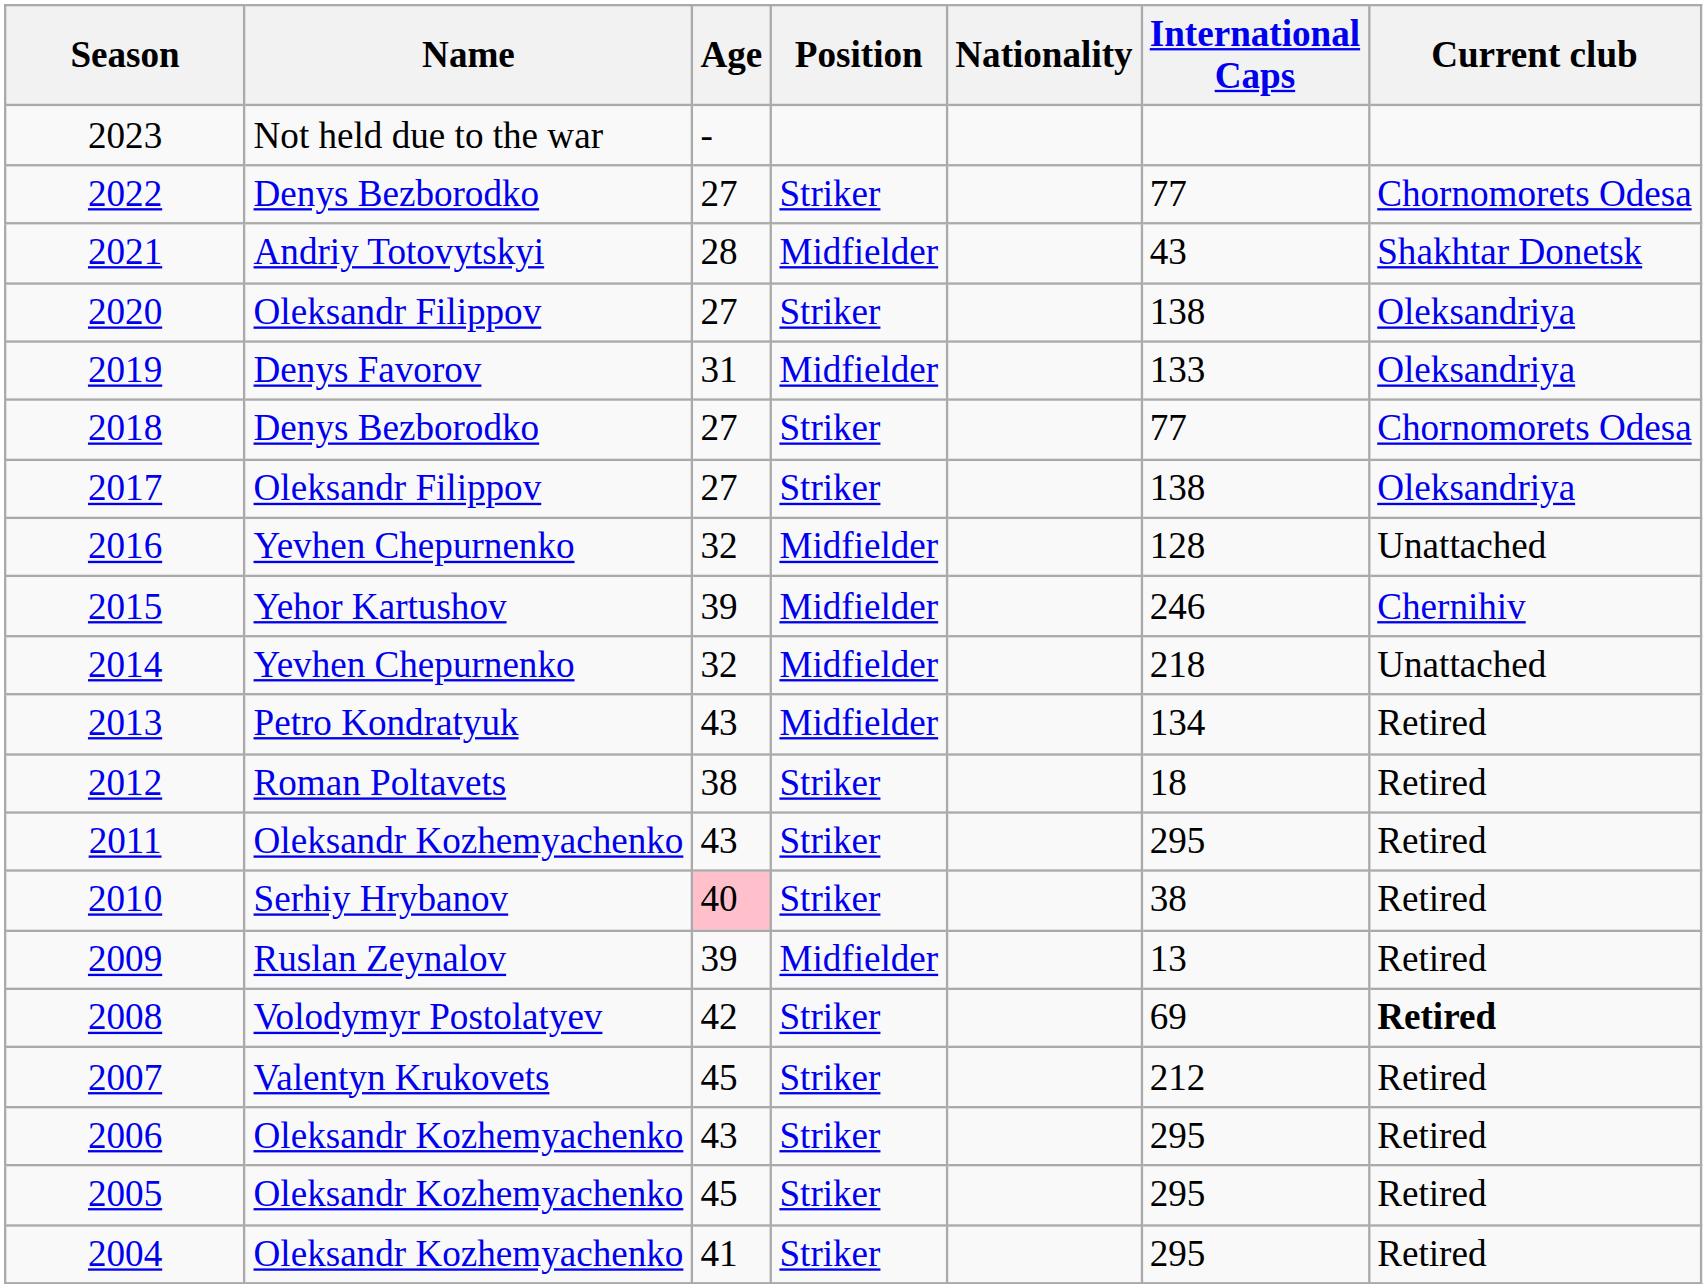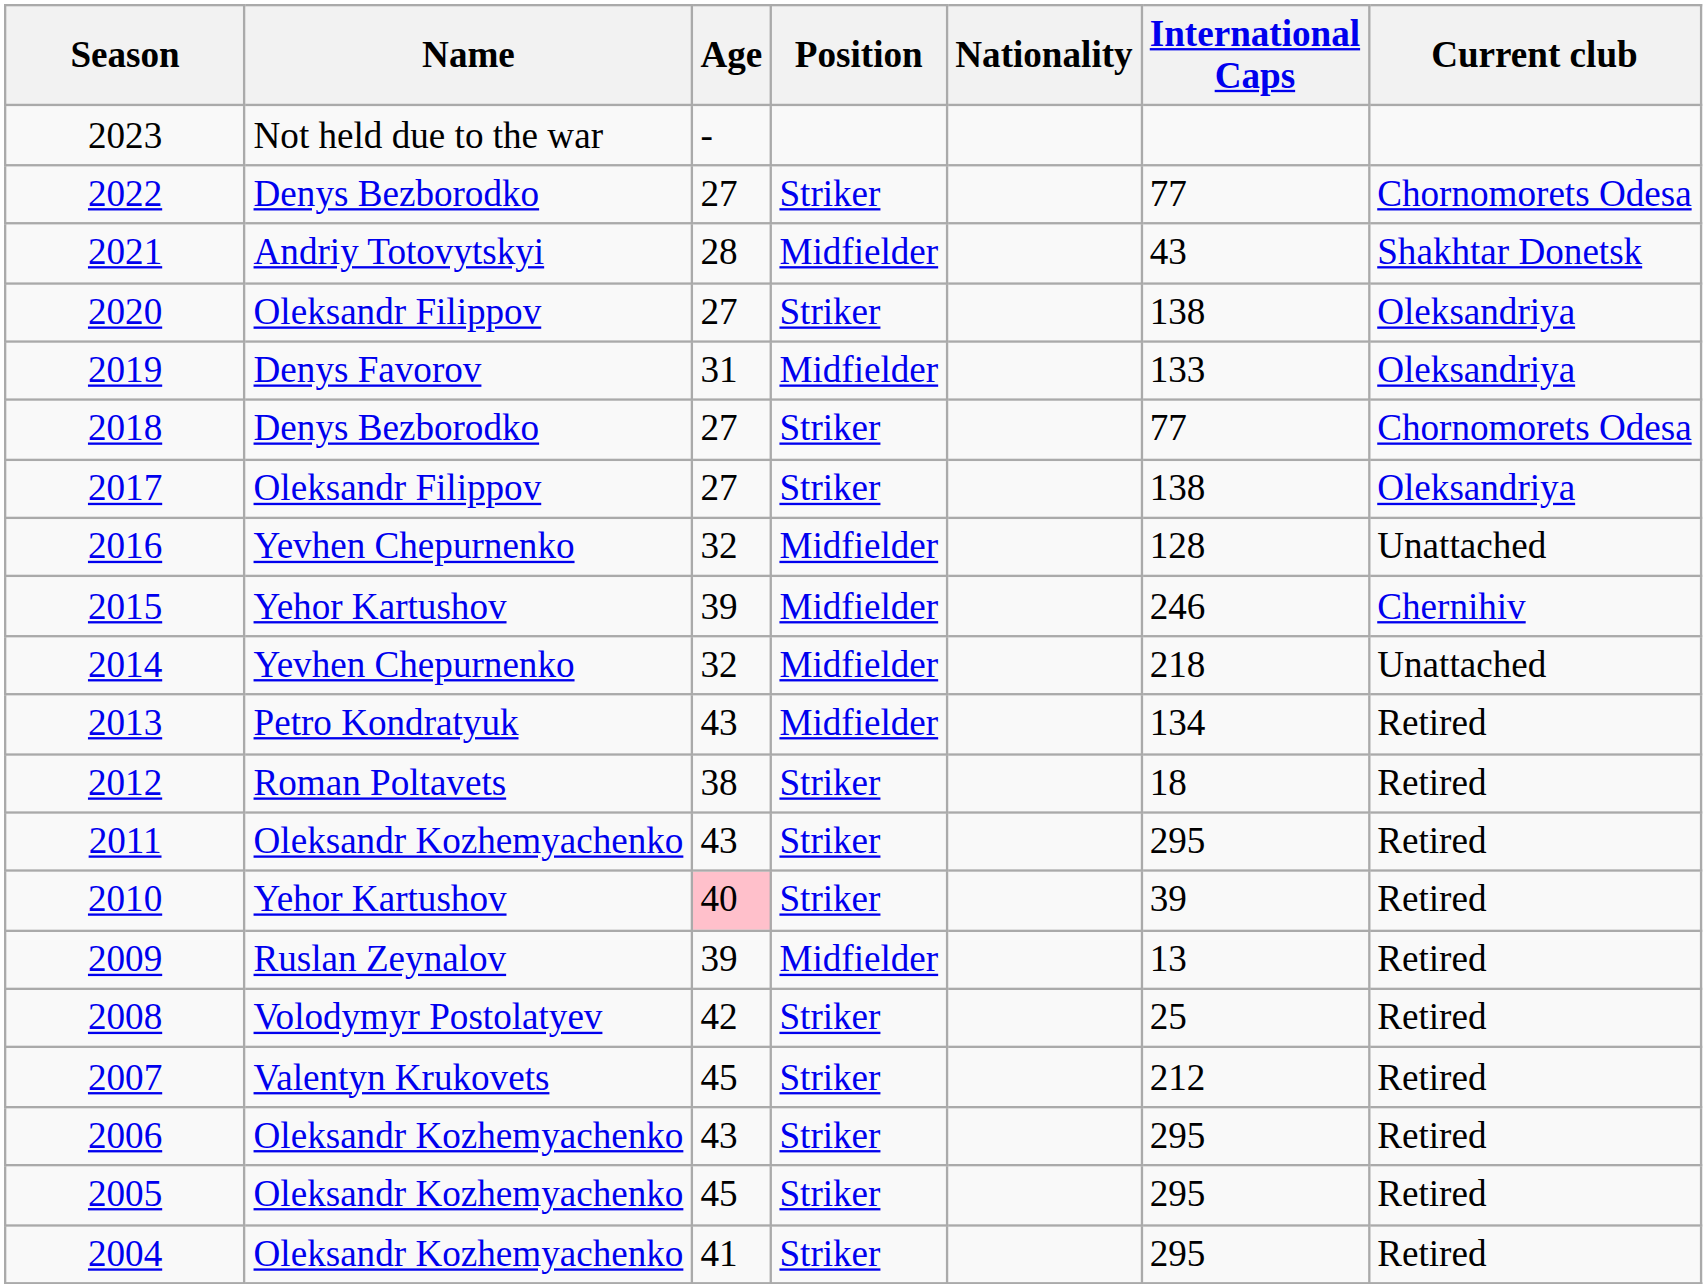(381, 899) Serhiy Hrybanov -> (380, 899) Yehor Kartushov
(1168, 899) 38 -> (1168, 899) 39
(1168, 1017) 69 -> (1168, 1017) 25
(1437, 1017) bold -> (1432, 1017) normal
